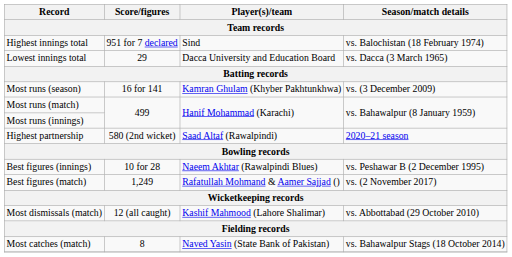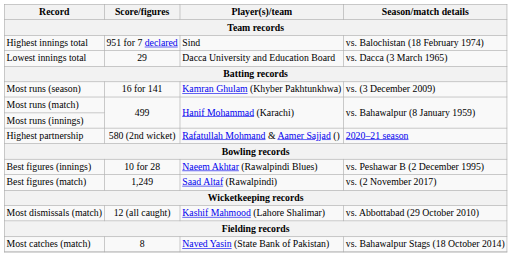(230, 136) Saad Altaf (Rawalpindi) -> (261, 136) Rafatullah Mohmand & Aamer Sajjad ()
(261, 182) Rafatullah Mohmand & Aamer Sajjad () -> (230, 182) Saad Altaf (Rawalpindi)
